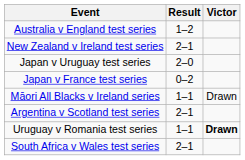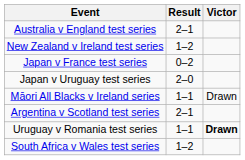(184, 29) 1–2 -> (184, 29) 2–1
(184, 46) 2–1 -> (184, 46) 1–2
rows swapped: (85, 63) <-> (85, 79)
(184, 146) 2–1 -> (184, 146) 1–2
